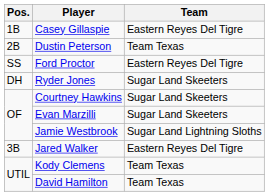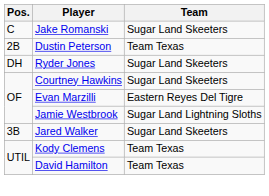+ row: (72, 30)
- row: (72, 30)
- row: (65, 64)
(177, 115) Sugar Land Skeeters -> (185, 98) Eastern Reyes Del Tigre
(185, 149) Eastern Reyes Del Tigre -> (177, 132) Sugar Land Skeeters
